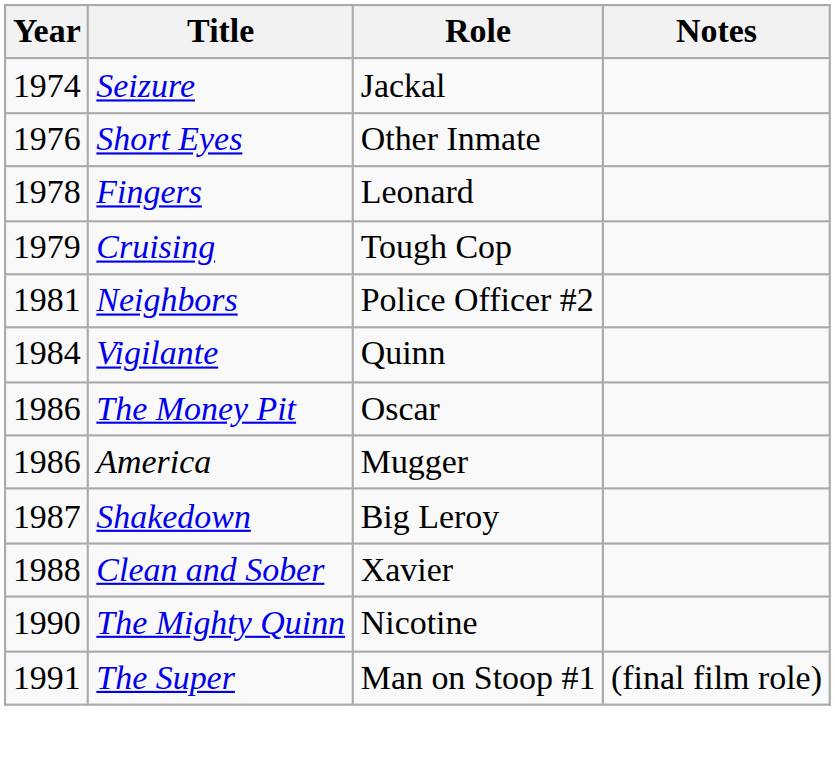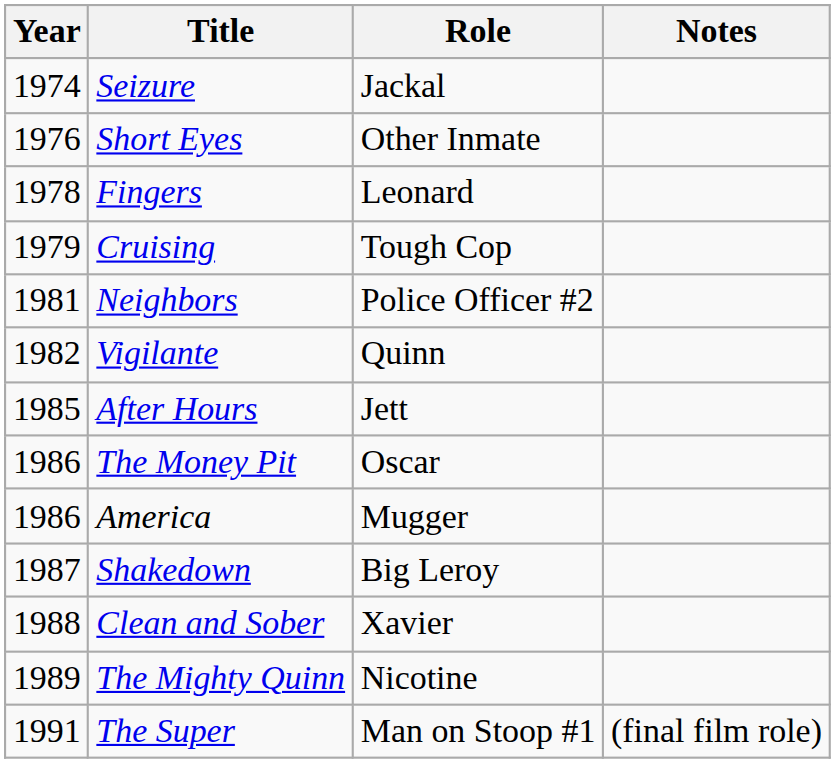(47, 354) 1984 -> (47, 354) 1982
+ row: (177, 407)
(47, 623) 1990 -> (47, 676) 1989
